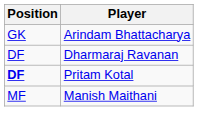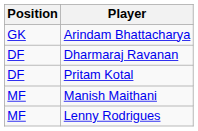(16, 75) bold -> (16, 75) normal
+ row: (112, 116)
